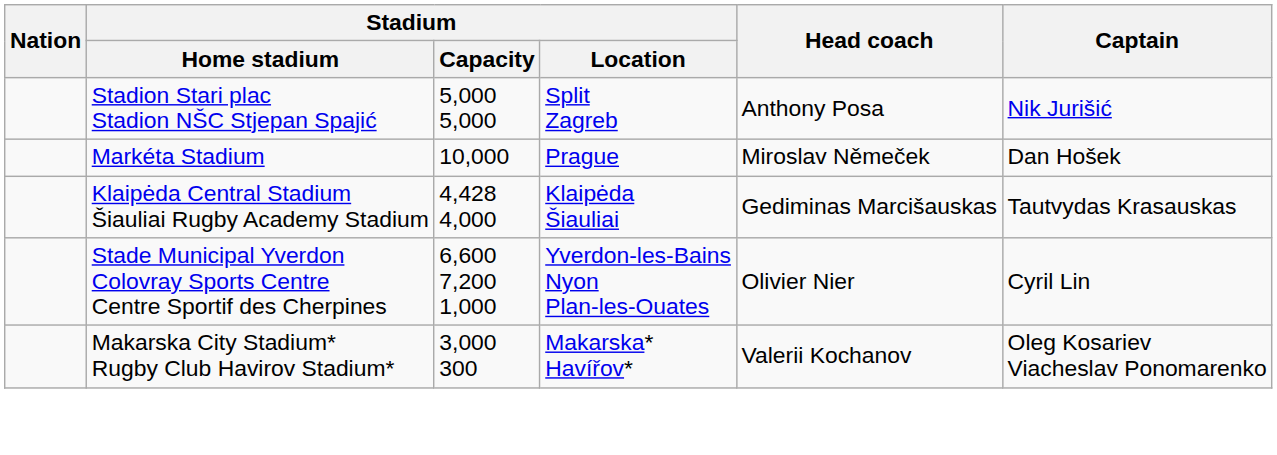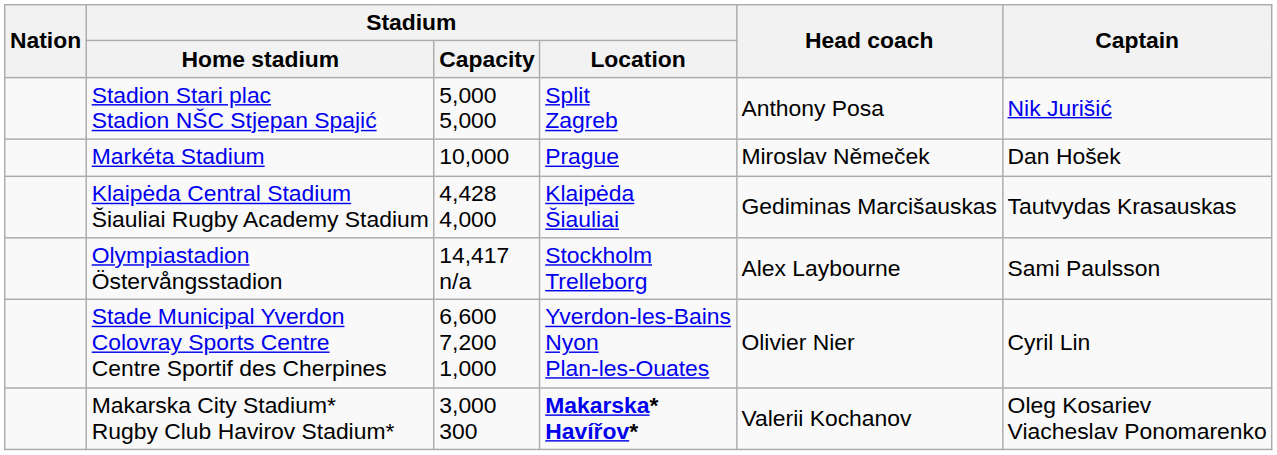+ row: (187, 268)
(599, 356) normal -> (602, 418) bold
